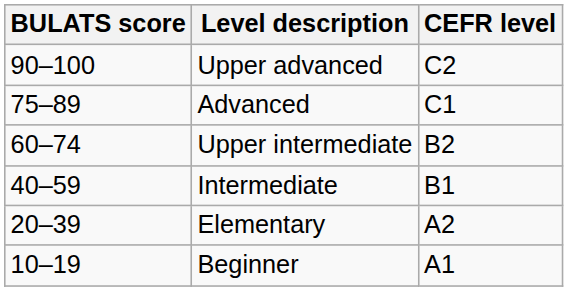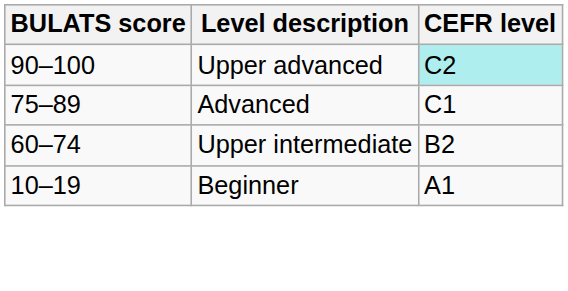(440, 64) no background -> (440, 64) paleturquoise background
- row: (268, 184)
- row: (261, 225)
